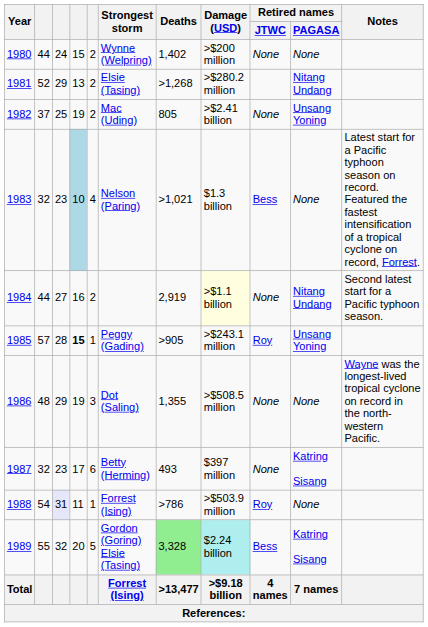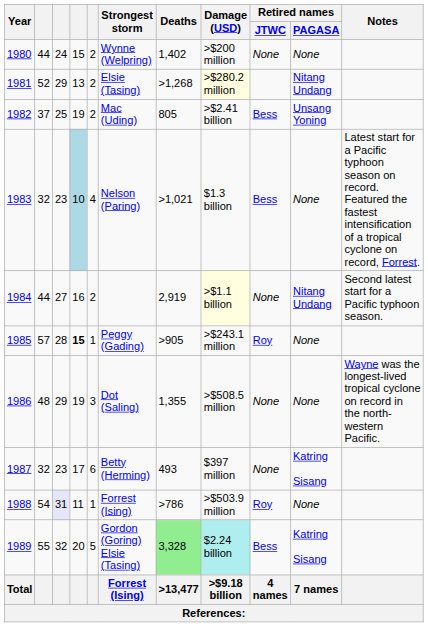(224, 84) no background -> (224, 84) lightyellow background
(266, 114) None -> (265, 114) Bess
(312, 340) Unsang Yoning -> (306, 340) None
